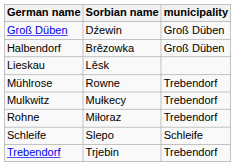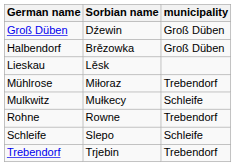(103, 83) Rowne -> (103, 83) Miłoraz
(191, 100) Trebendorf -> (183, 100) Schleife
(103, 118) Miłoraz -> (103, 118) Rowne
